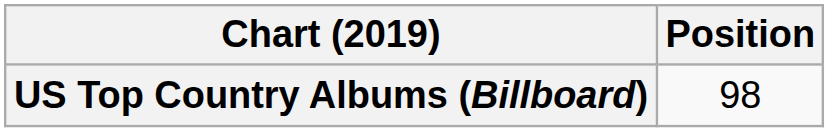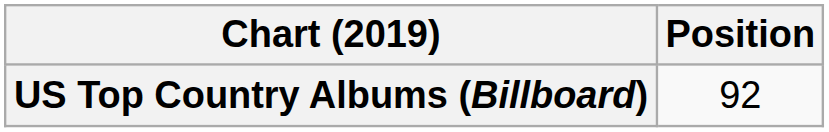(740, 94) 98 -> (740, 94) 92
